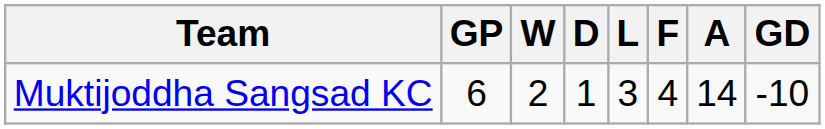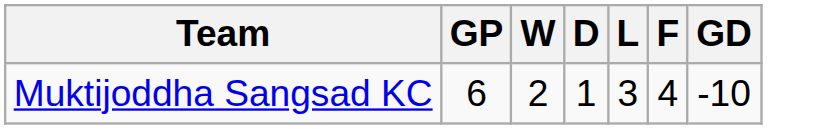- column: (717, 33)
